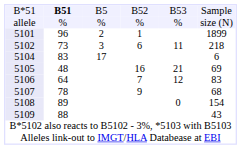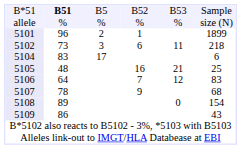(216, 68) 69 -> (216, 68) 25
(63, 114) 88 -> (63, 114) 86
